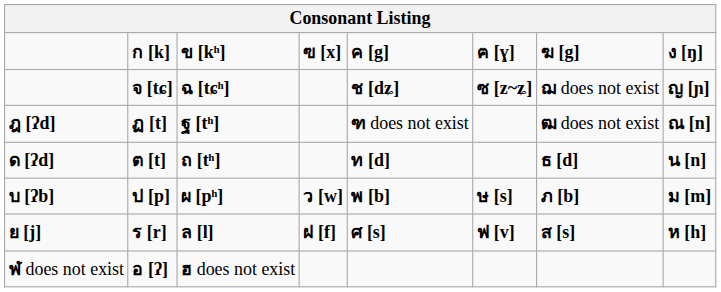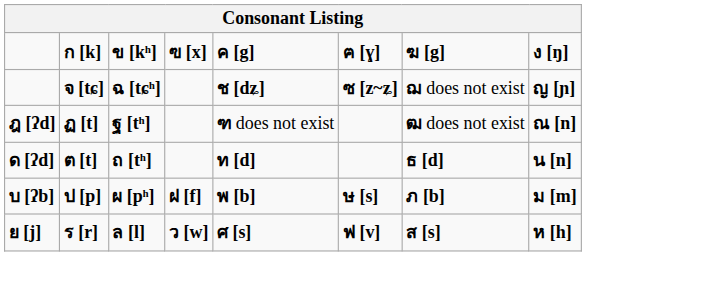(323, 196) ว [w] -> (185, 196) ฝ [f]
(320, 232) ฝ [f] -> (189, 232) ว [w]
- row: (66, 269)
